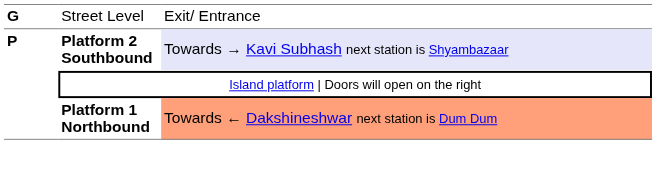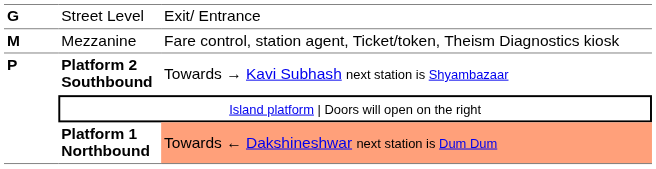+ row: (99, 40)
(336, 49) lavender background -> (336, 73) no background
